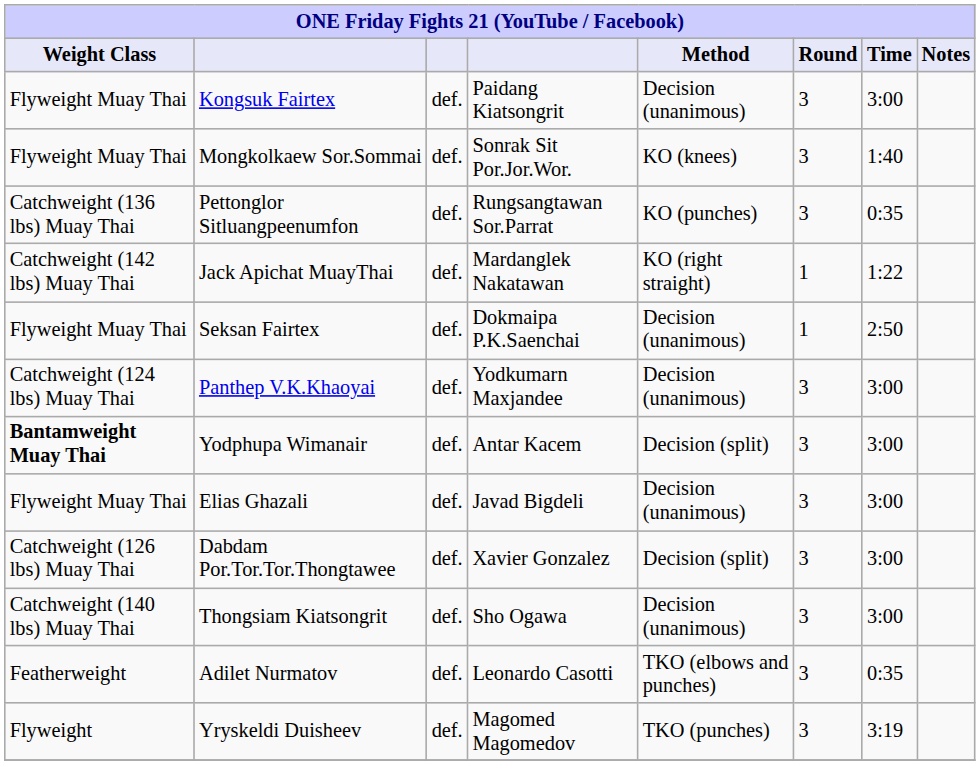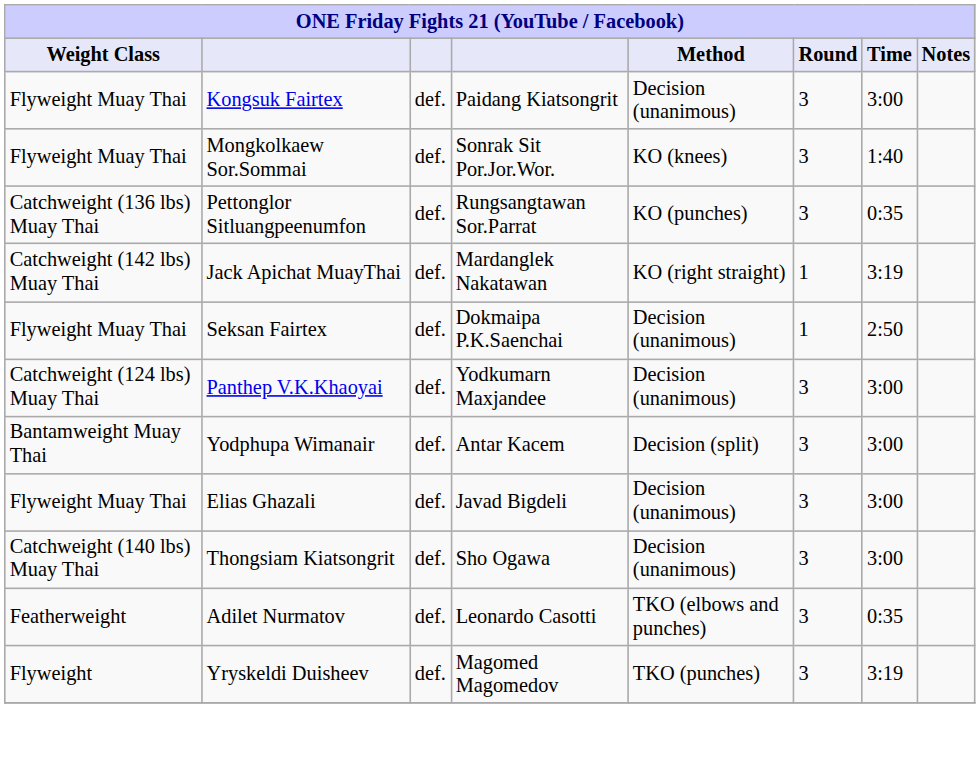(885, 272) 1:22 -> (885, 272) 3:19
(73, 444) bold -> (95, 444) normal
- row: (297, 559)
